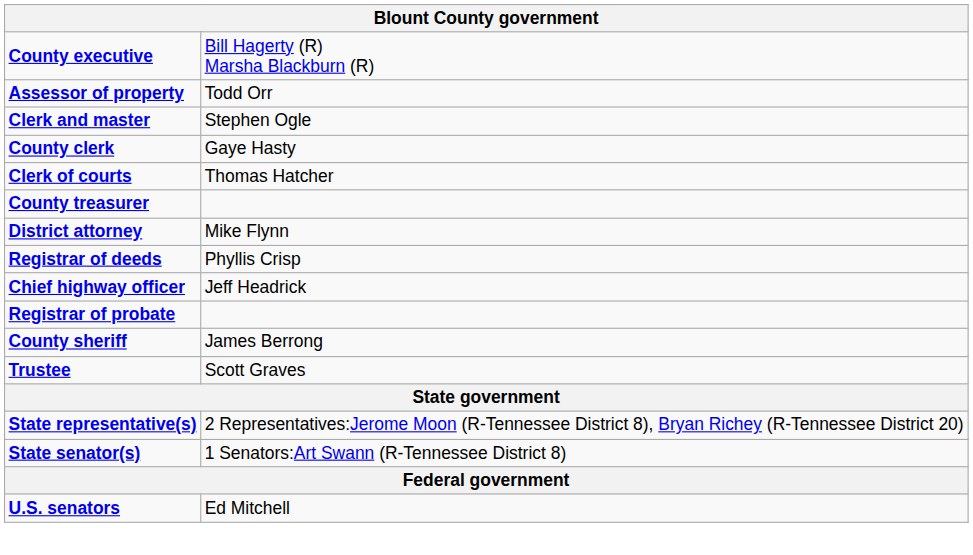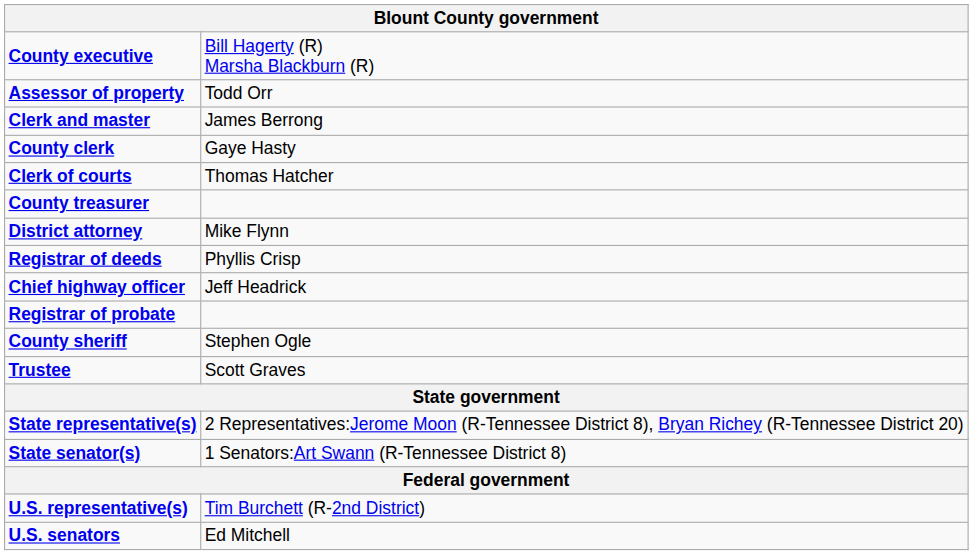(258, 120) Stephen Ogle -> (264, 120) James Berrong
(264, 342) James Berrong -> (258, 342) Stephen Ogle
+ row: (98, 508)
